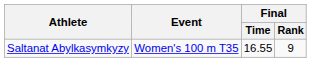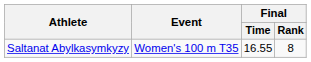(291, 49) 9 -> (291, 49) 8
